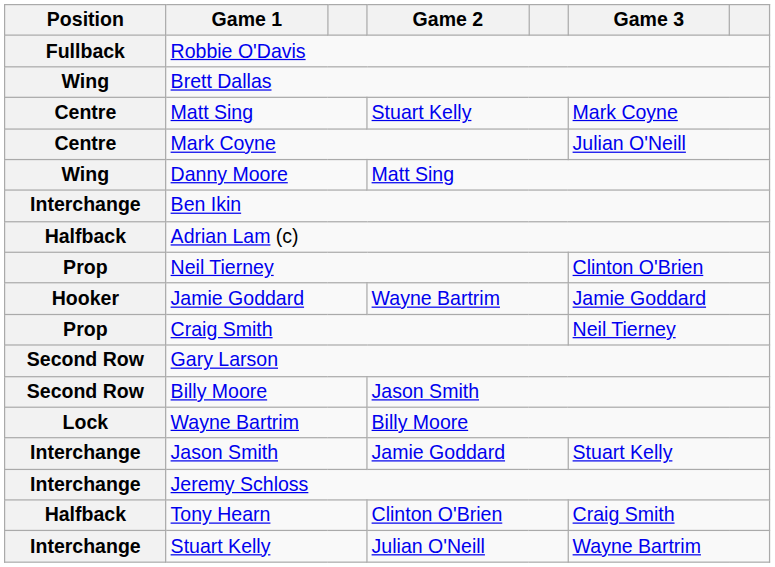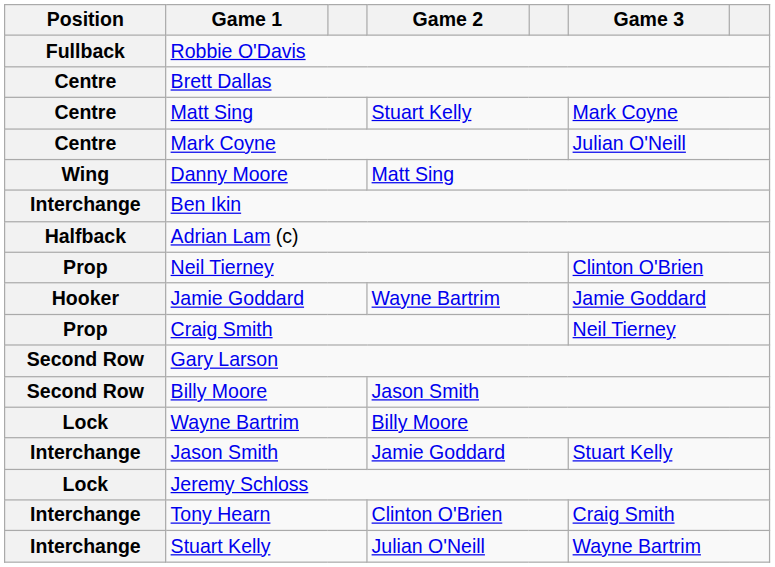(85, 81) Wing -> (85, 81) Centre
(85, 484) Interchange -> (85, 484) Lock
(85, 515) Halfback -> (85, 515) Interchange
